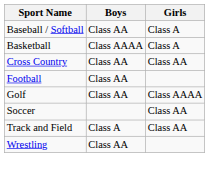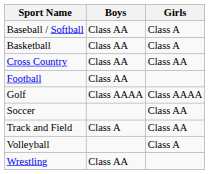(116, 45) Class AAAA -> (108, 45) Class AA
(108, 95) Class AA -> (116, 95) Class AAAA
+ row: (28, 144)
